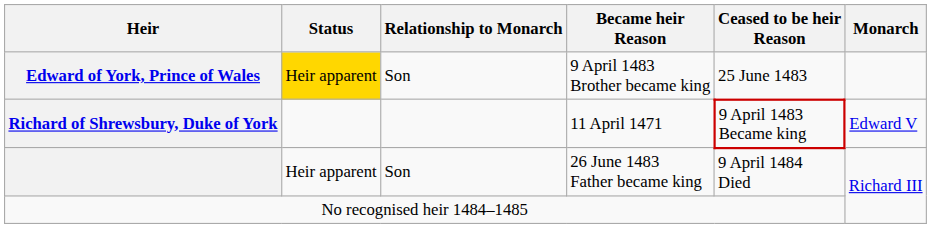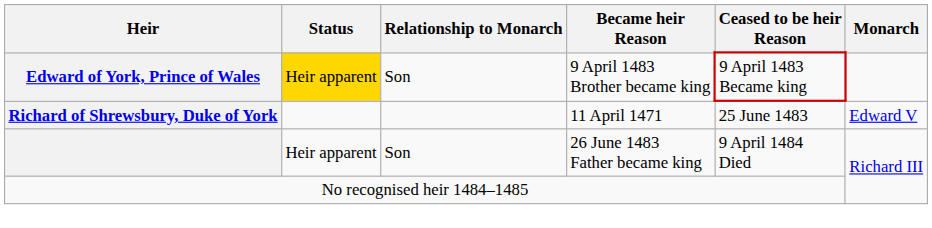(763, 75) 25 June 1483 -> (763, 76) 9 April 1483 Became king
(762, 123) 9 April 1483 Became king -> (763, 115) 25 June 1483
